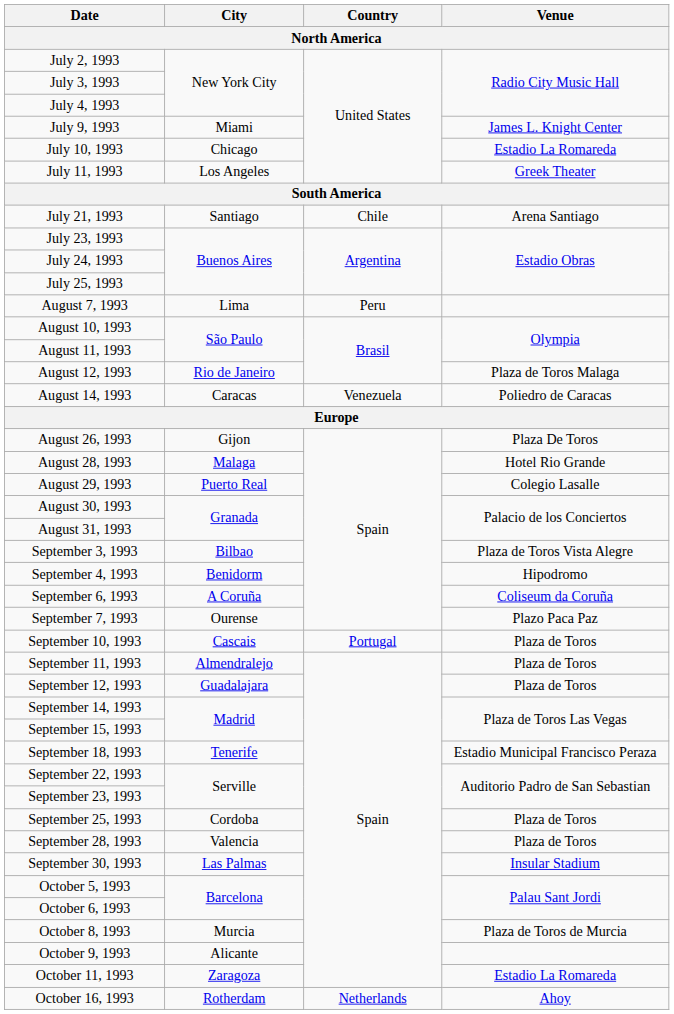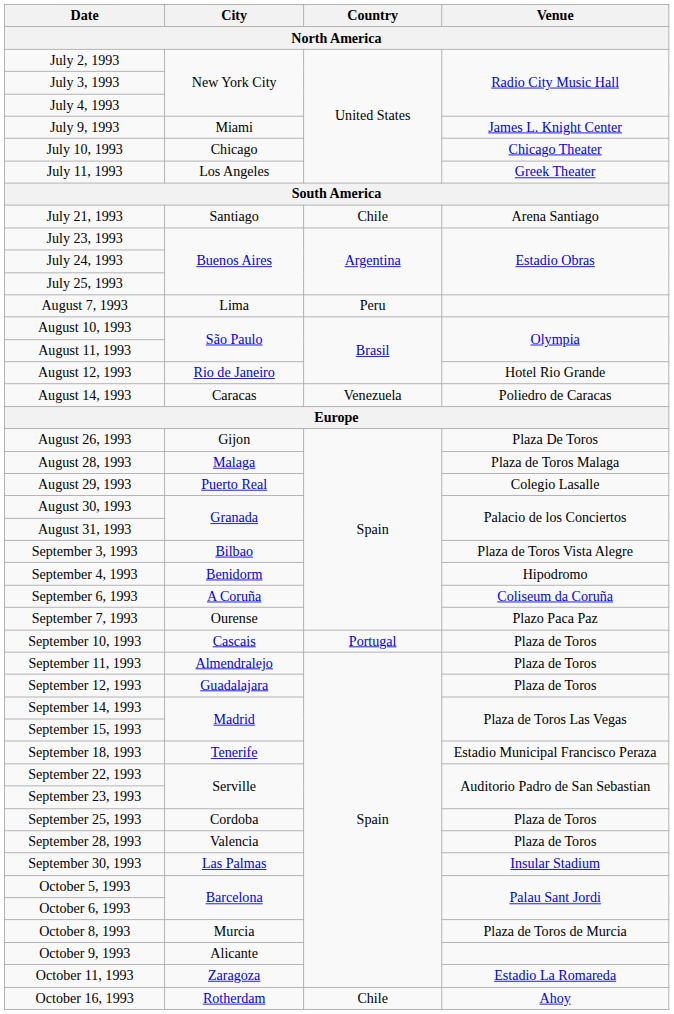(555, 149) Estadio La Romareda -> (555, 149) Chicago Theater
(555, 372) Plaza de Toros Malaga -> (555, 372) Hotel Rio Grande
(555, 462) Hotel Rio Grande -> (555, 462) Plaza de Toros Malaga
(373, 998) Netherlands -> (373, 998) Chile
